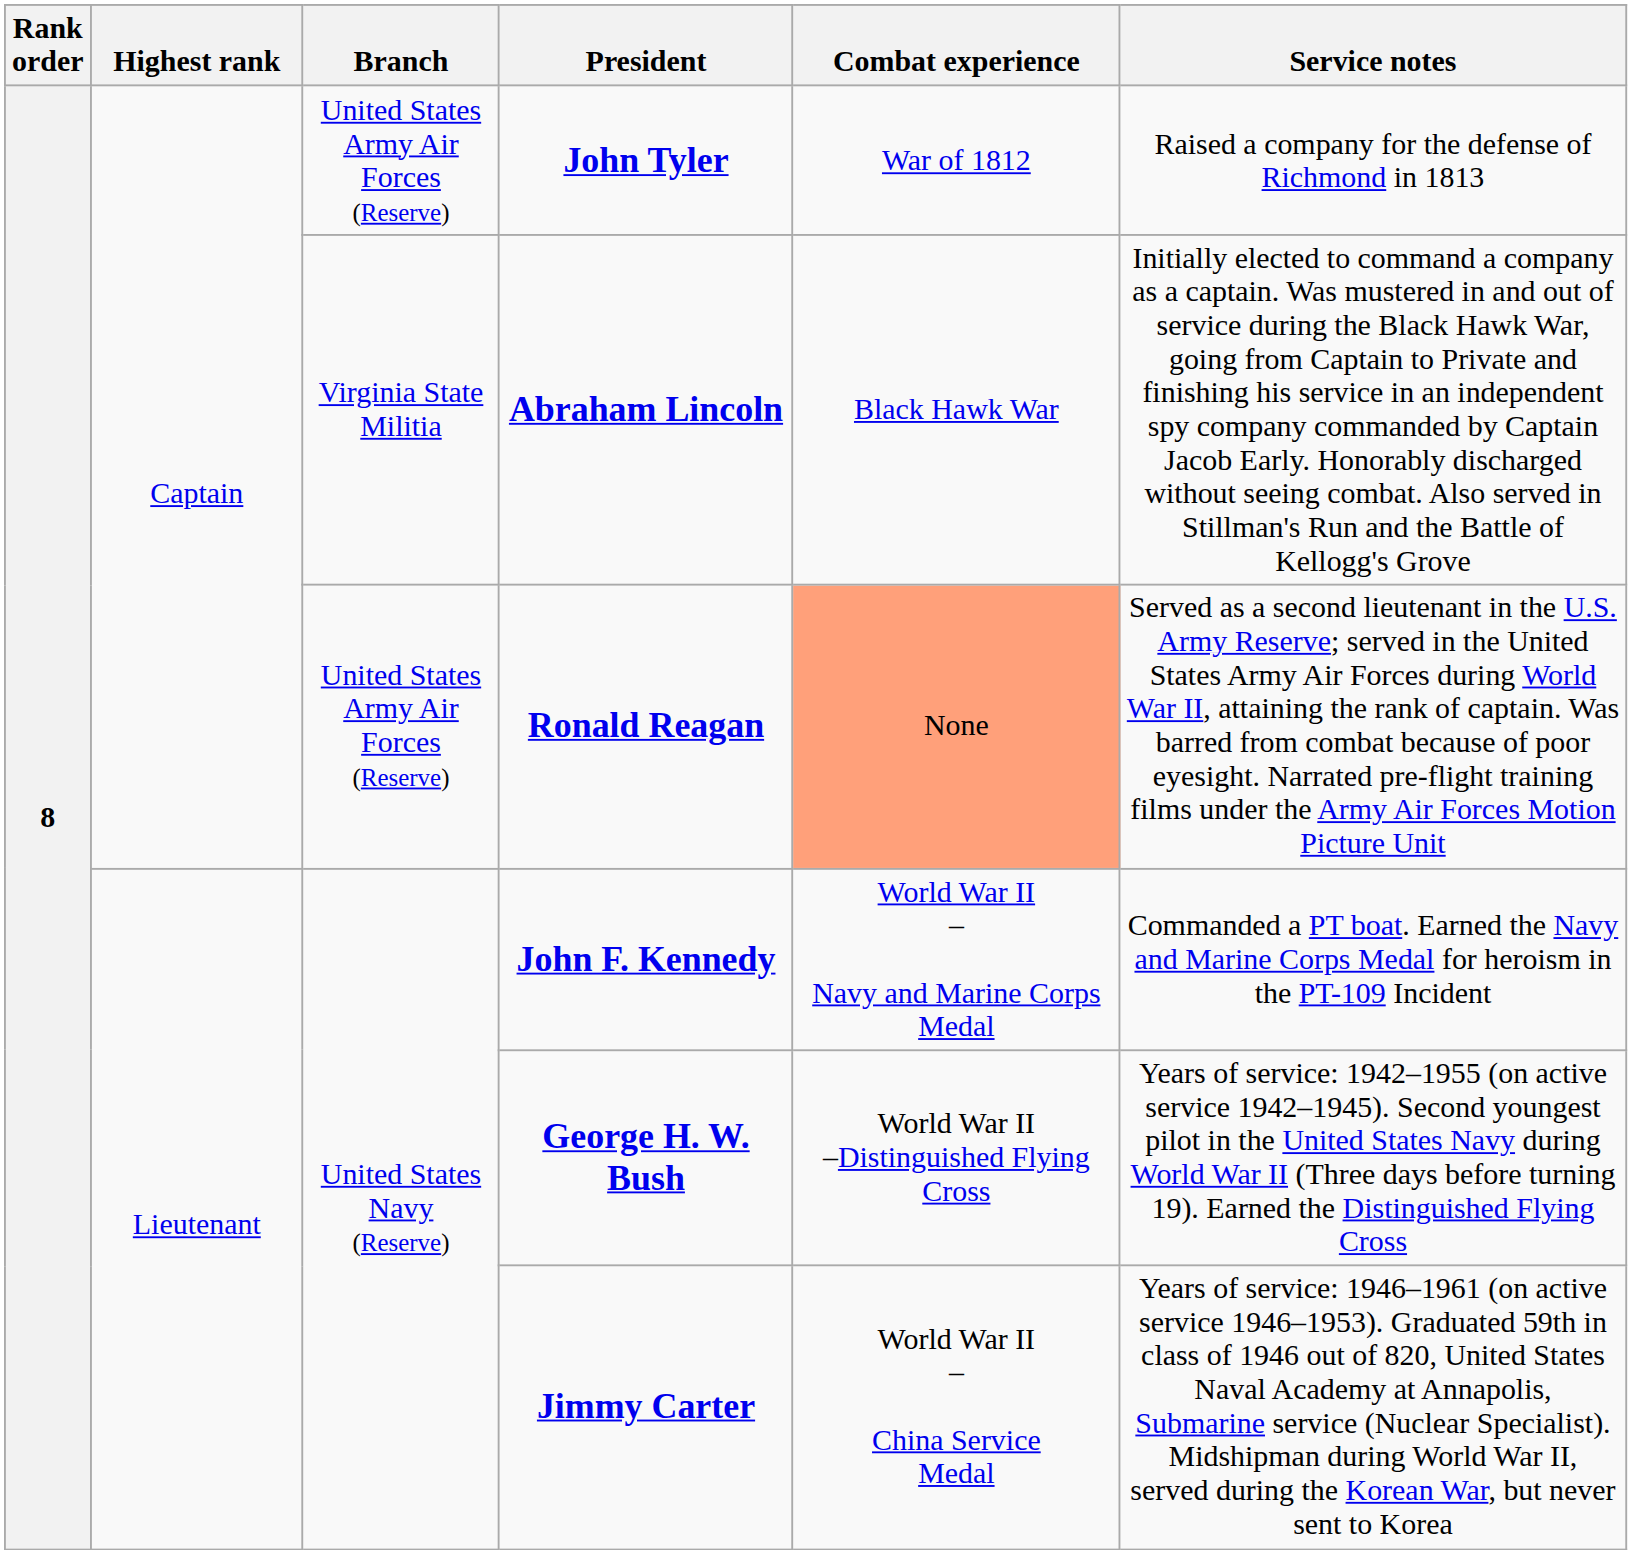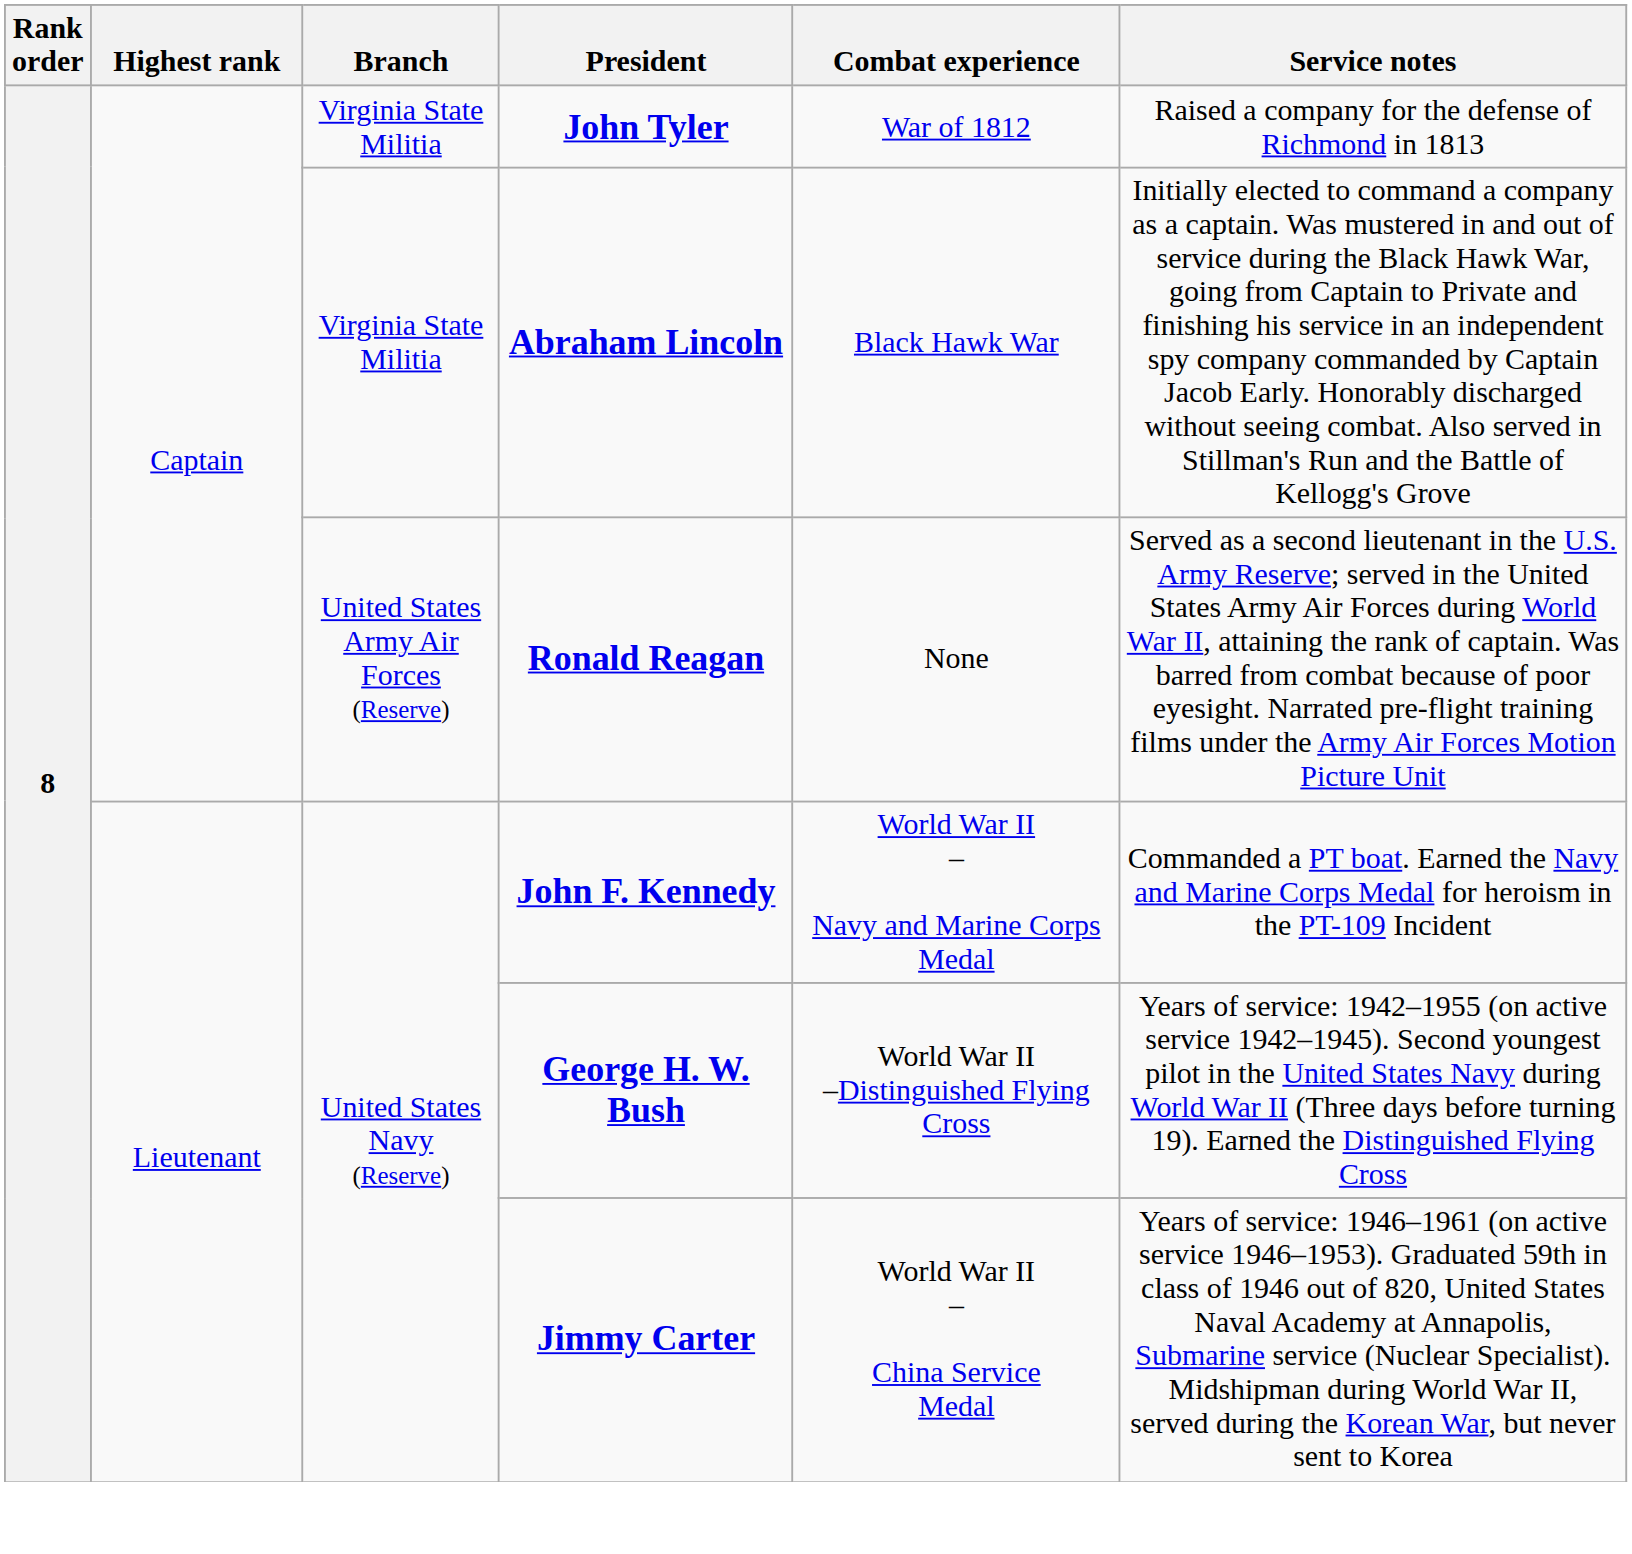(401, 159) United States Army Air Forces (Reserve) -> (401, 126) Virginia State Militia
(956, 725) lightsalmon background -> (956, 658) no background
